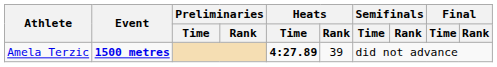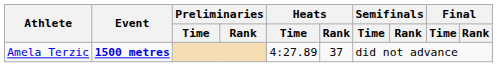(293, 52) bold -> (293, 52) normal
(336, 52) 39 -> (336, 52) 37
